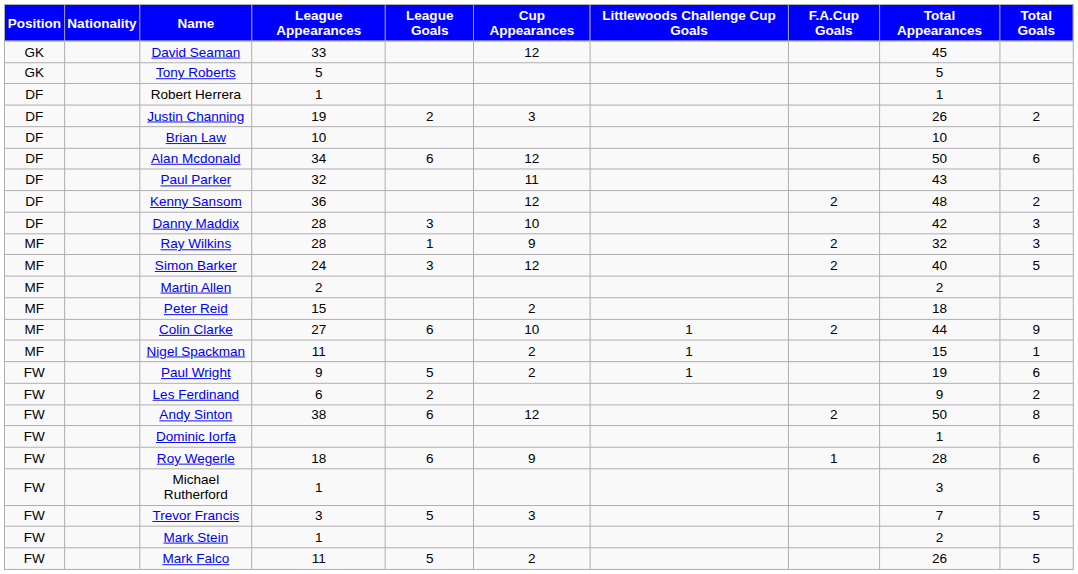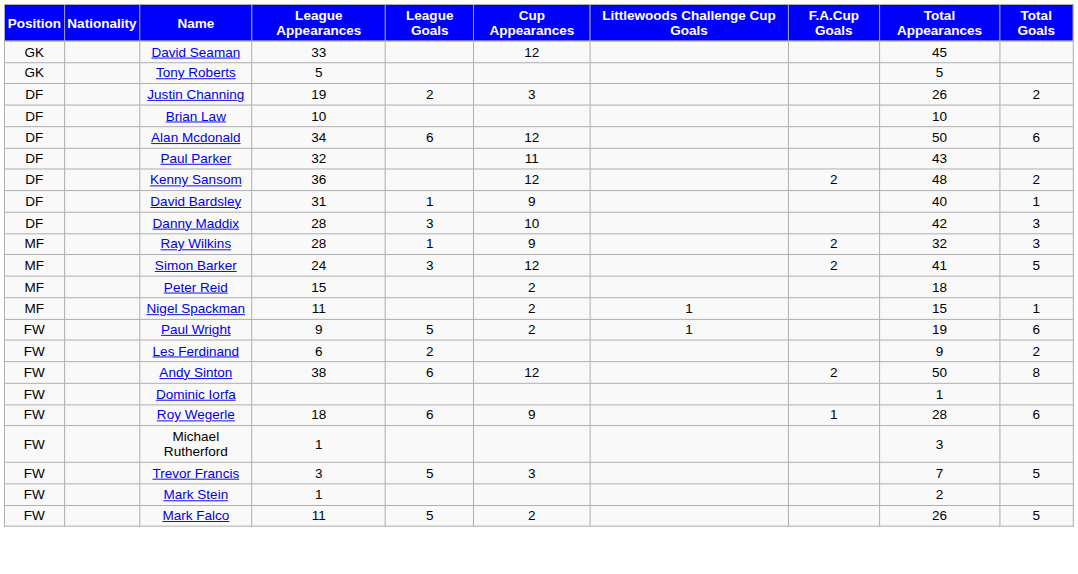- row: (196, 95)
+ row: (196, 202)
(940, 266) 40 -> (940, 266) 41
- row: (196, 287)
- row: (196, 330)
